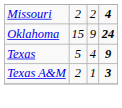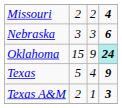+ row: (31, 34)
(108, 34) no background -> (108, 53) paleturquoise background
